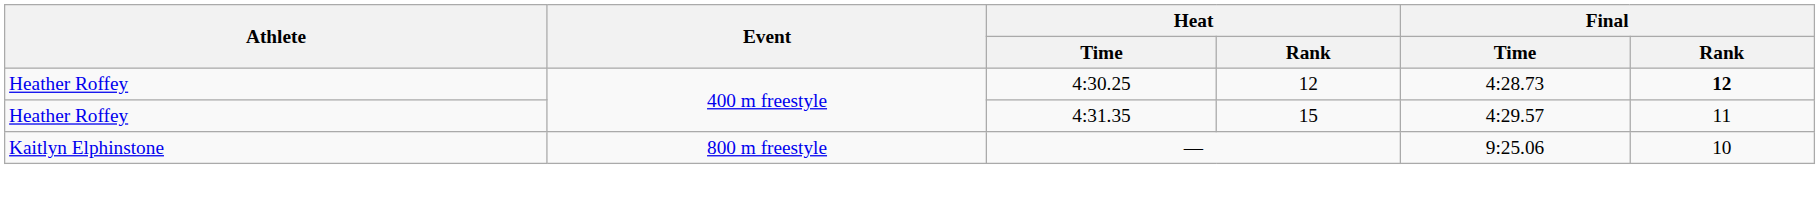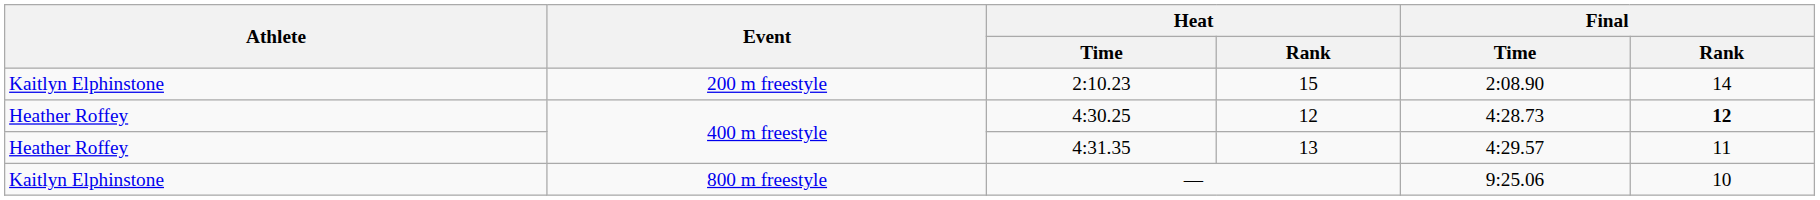+ row: (1101, 84)
(1308, 116) 15 -> (1308, 147) 13
